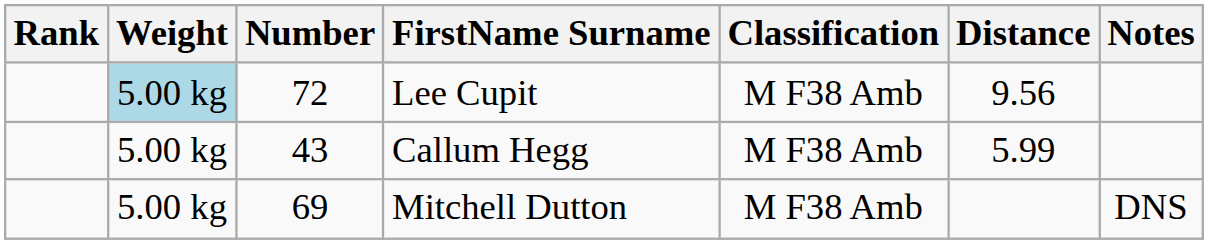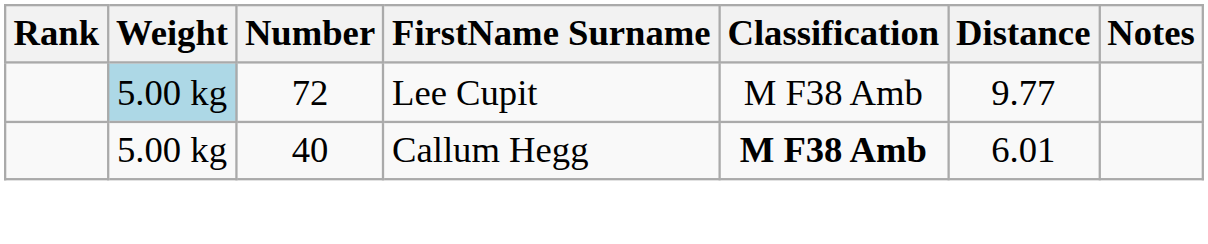(1023, 91) 9.56 -> (1023, 91) 9.77
(310, 149) 43 -> (310, 149) 40
(833, 149) normal -> (833, 149) bold
(1023, 149) 5.99 -> (1023, 149) 6.01
- row: (510, 207)
